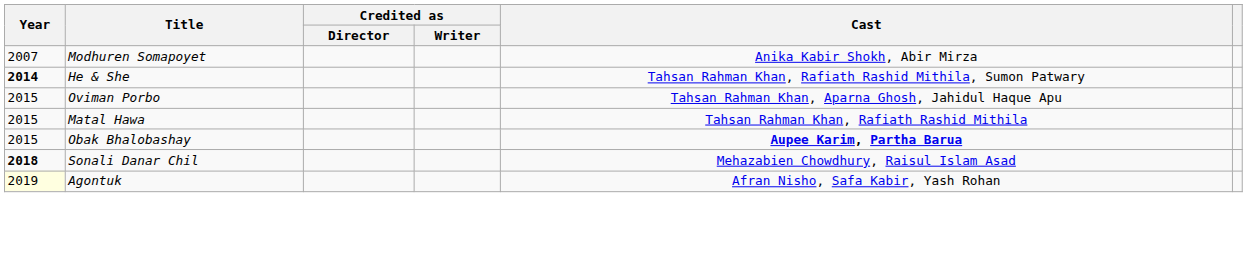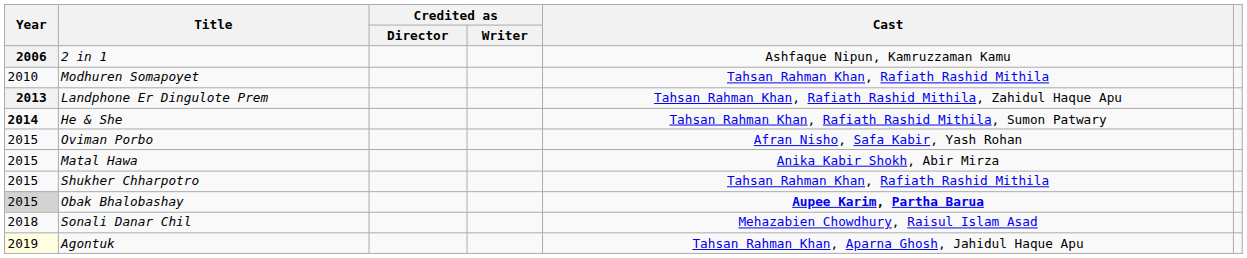+ row: (84, 56)
(23, 56) 2007 -> (23, 77) 2010
(866, 56) Anika Kabir Shokh, Abir Mirza -> (888, 77) Tahsan Rahman Khan, Rafiath Rashid Mithila
+ row: (165, 98)
(866, 98) Tahsan Rahman Khan, Aparna Ghosh, Jahidul Haque Apu -> (888, 139) Afran Nisho, Safa Kabir, Yash Rohan
(866, 119) Tahsan Rahman Khan, Rafiath Rashid Mithila -> (888, 160) Anika Kabir Shokh, Abir Mirza
+ row: (130, 181)
(23, 139) no background -> (23, 202) lightgrey background
(23, 160) bold -> (23, 223) normal
(866, 181) Afran Nisho, Safa Kabir, Yash Rohan -> (888, 243) Tahsan Rahman Khan, Aparna Ghosh, Jahidul Haque Apu
